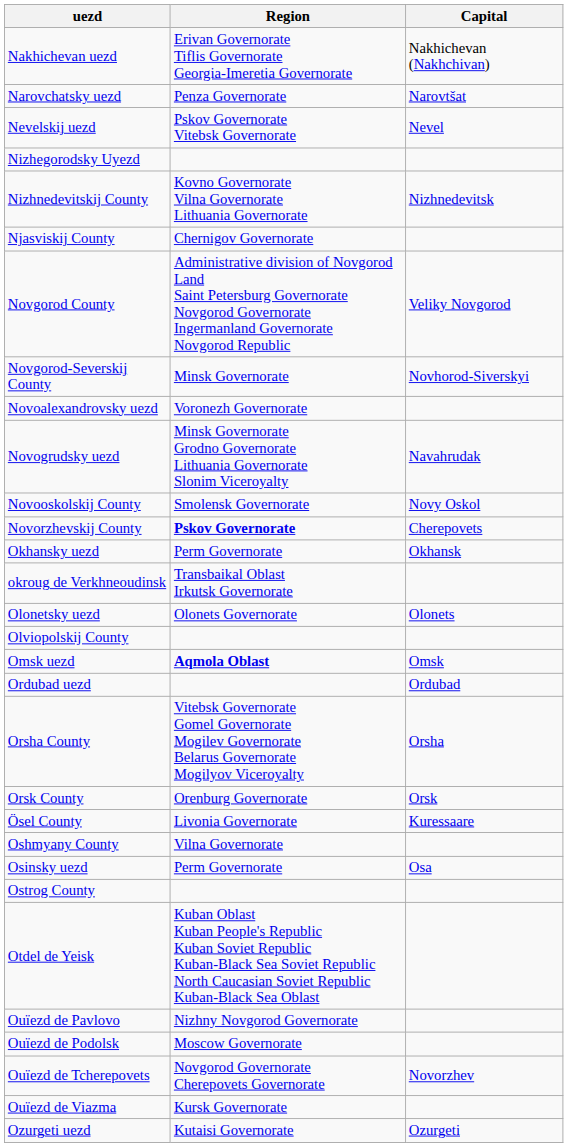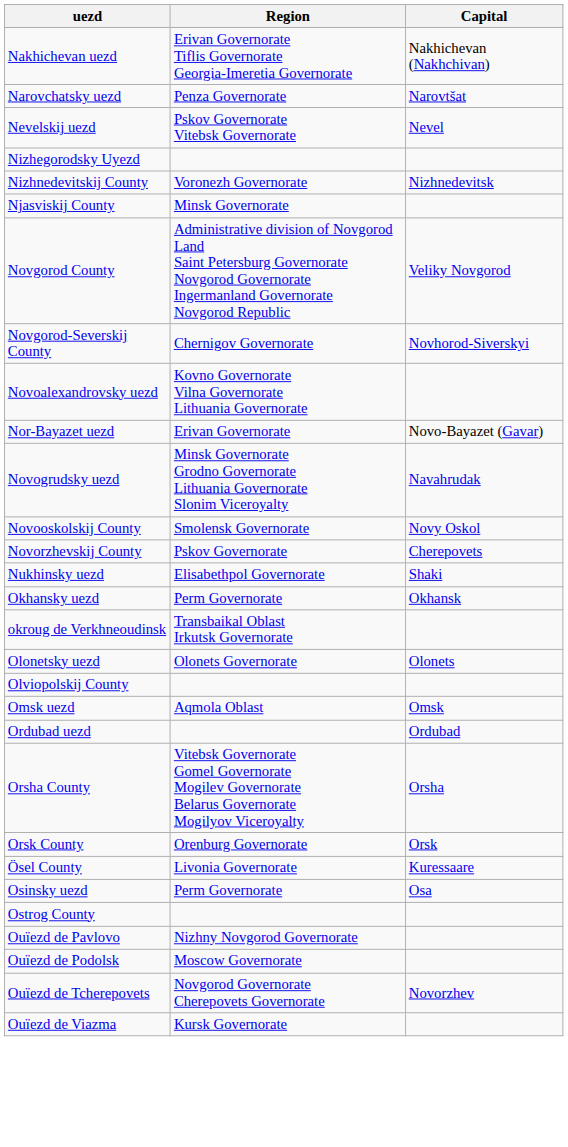(241, 199) Kovno Governorate Vilna Governorate Lithuania Governorate -> (241, 182) Voronezh Governorate
(244, 239) Chernigov Governorate -> (231, 205) Minsk Governorate
(231, 376) Minsk Governorate -> (244, 343) Chernigov Governorate
(241, 408) Voronezh Governorate -> (241, 391) Kovno Governorate Vilna Governorate Lithuania Governorate
+ row: (61, 431)
(235, 528) bold -> (231, 551) normal
+ row: (56, 574)
(222, 661) bold -> (219, 708) normal
- row: (63, 844)
- row: (51, 955)
- row: (49, 1130)
